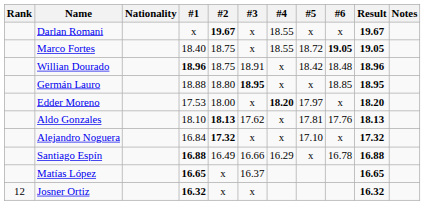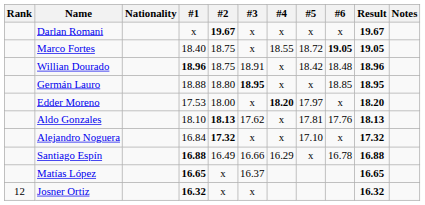(282, 31) 18.55 -> (282, 31) x
